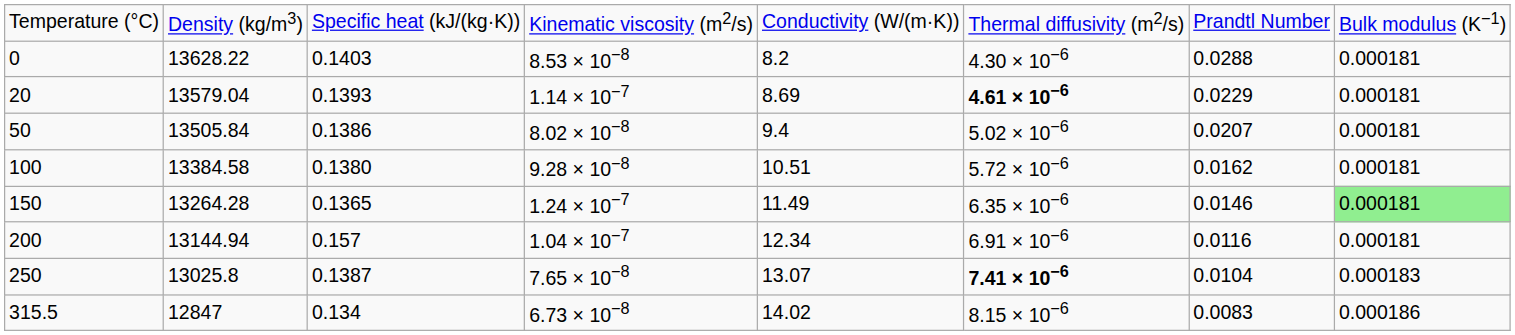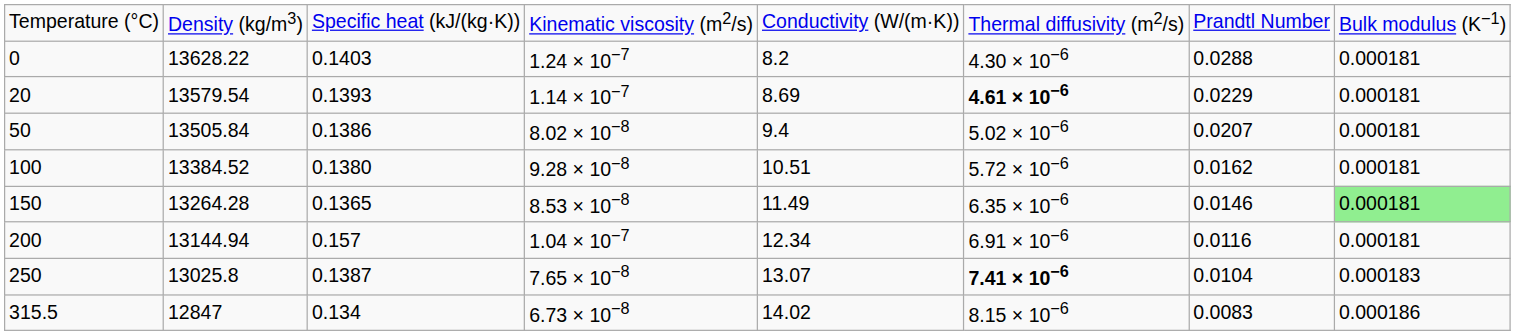(579, 58) 8.53 × 10−8 -> (579, 58) 1.24 × 10−7
(209, 95) 13579.04 -> (209, 95) 13579.54
(209, 167) 13384.58 -> (209, 167) 13384.52
(579, 203) 1.24 × 10−7 -> (579, 203) 8.53 × 10−8
